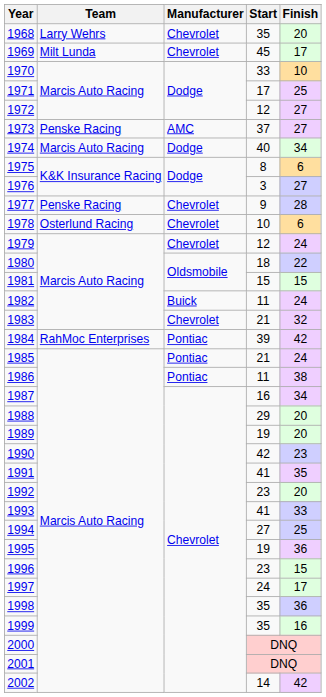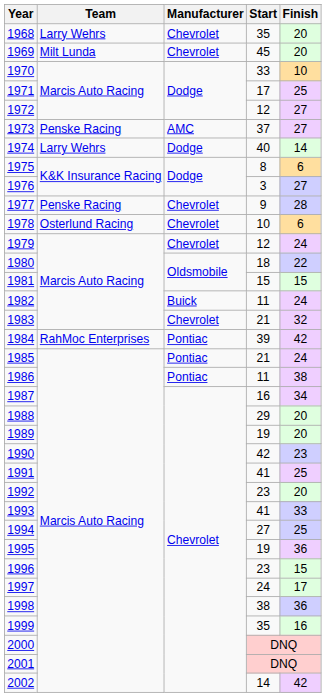(300, 53) 17 -> (300, 53) 20
(92, 148) Marcis Auto Racing -> (73, 148) Larry Wehrs
(300, 148) 34 -> (300, 148) 14
(300, 473) 35 -> (300, 473) 25
(263, 607) 35 -> (263, 607) 38
